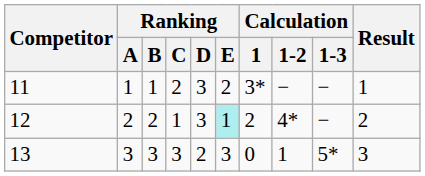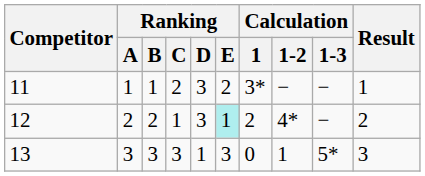(201, 154) 2 -> (201, 154) 1
